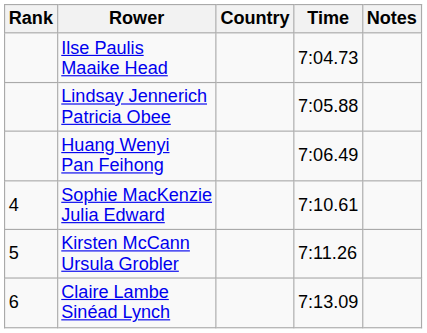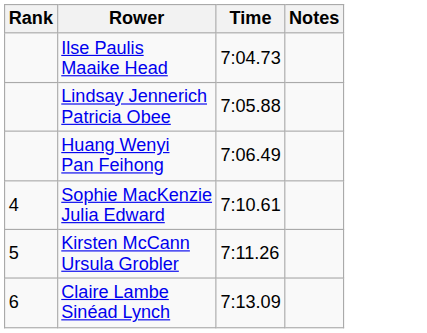- column: (255, 18)
